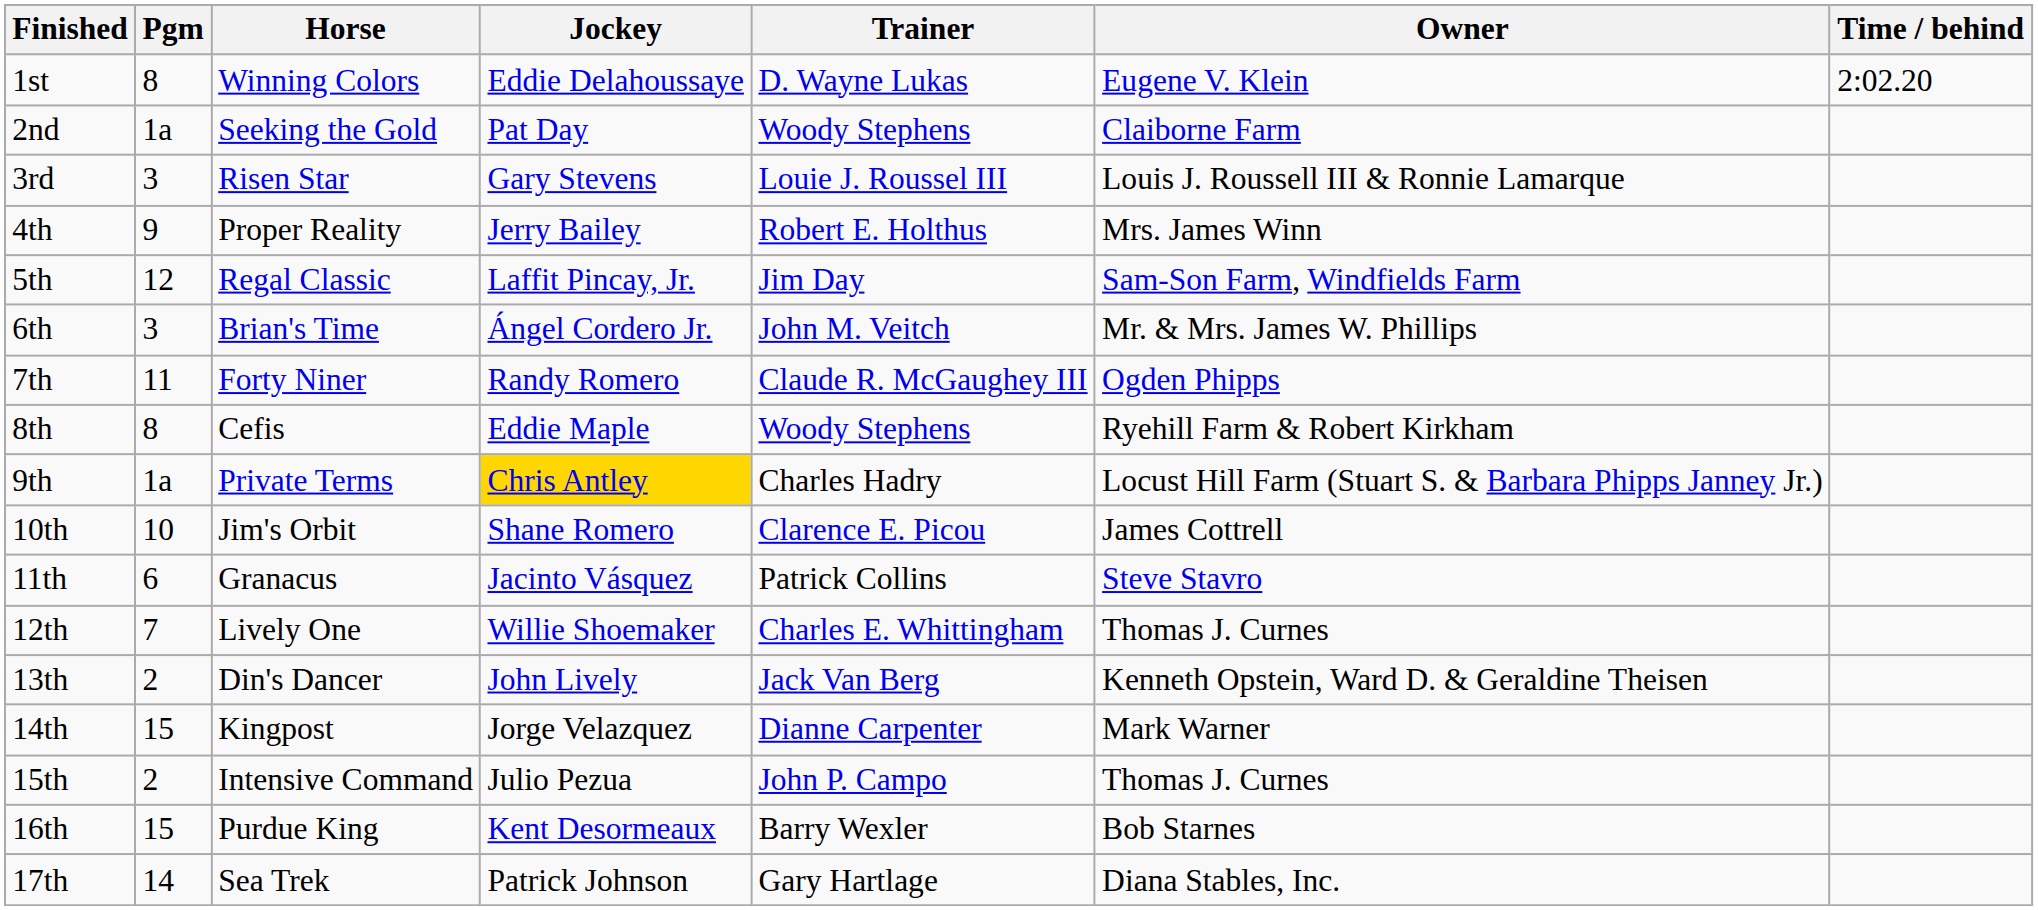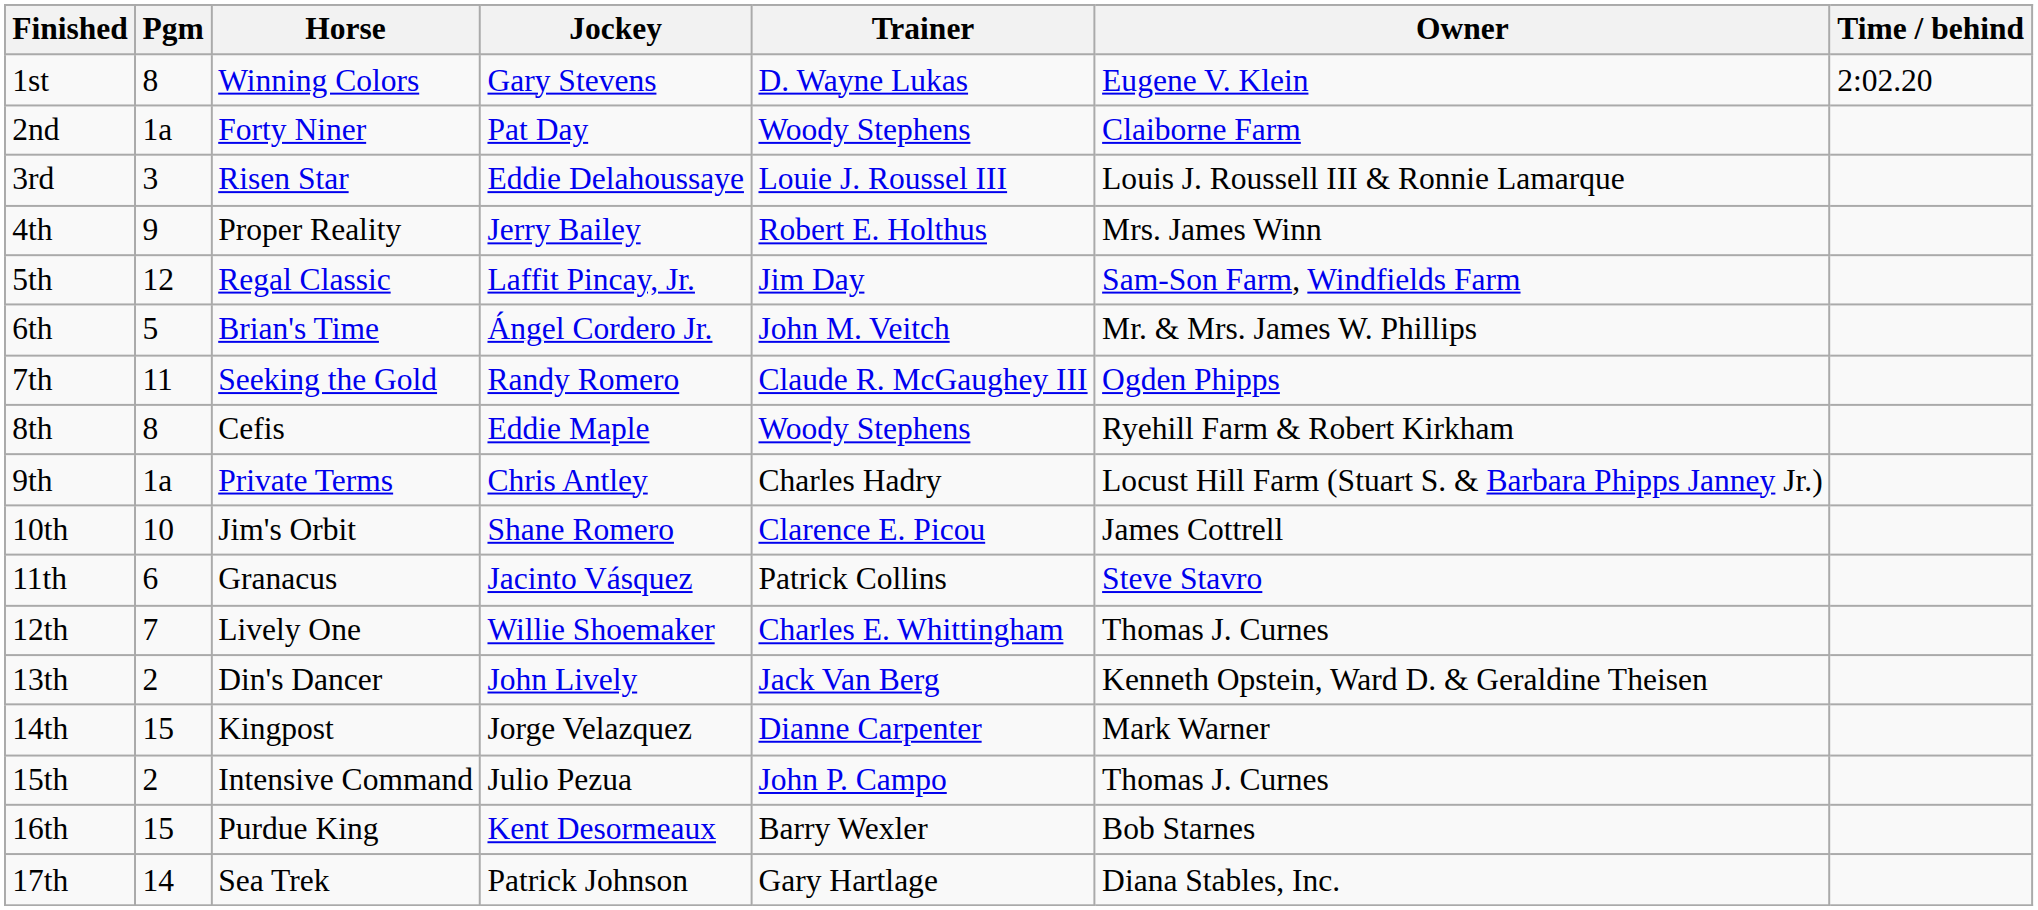(616, 79) Eddie Delahoussaye -> (572, 79) Gary Stevens
(328, 129) Seeking the Gold -> (292, 129) Forty Niner
(572, 179) Gary Stevens -> (616, 179) Eddie Delahoussaye
(150, 329) 3 -> (150, 329) 5
(292, 379) Forty Niner -> (328, 379) Seeking the Gold
(568, 479) gold background -> (568, 479) no background
